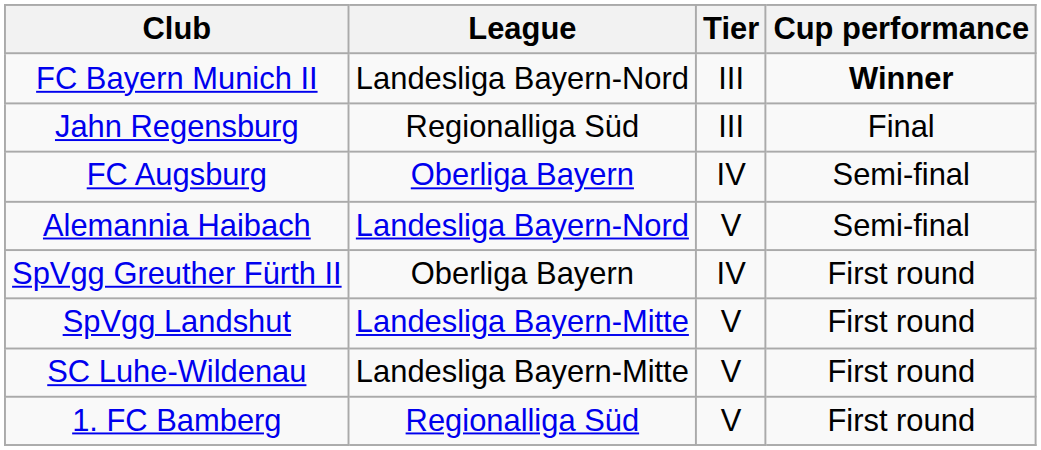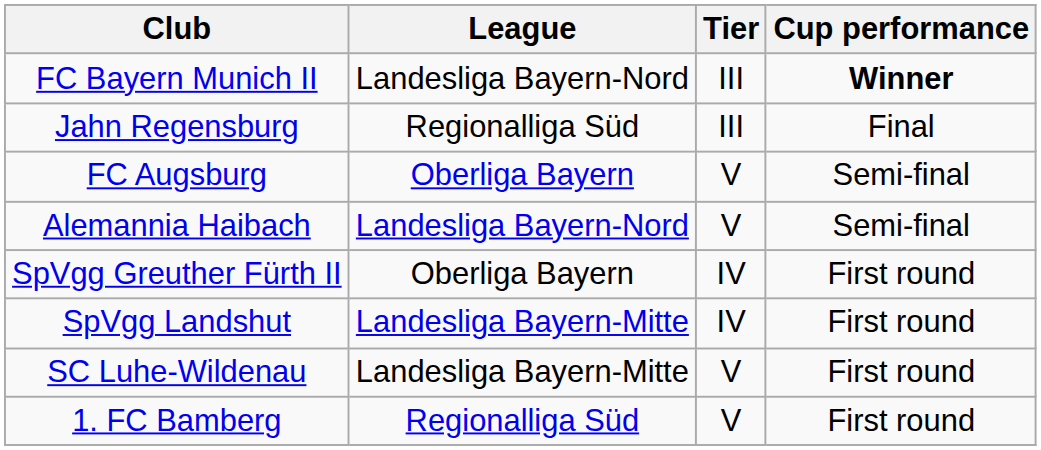(731, 175) IV -> (731, 175) V
(731, 322) V -> (731, 322) IV
